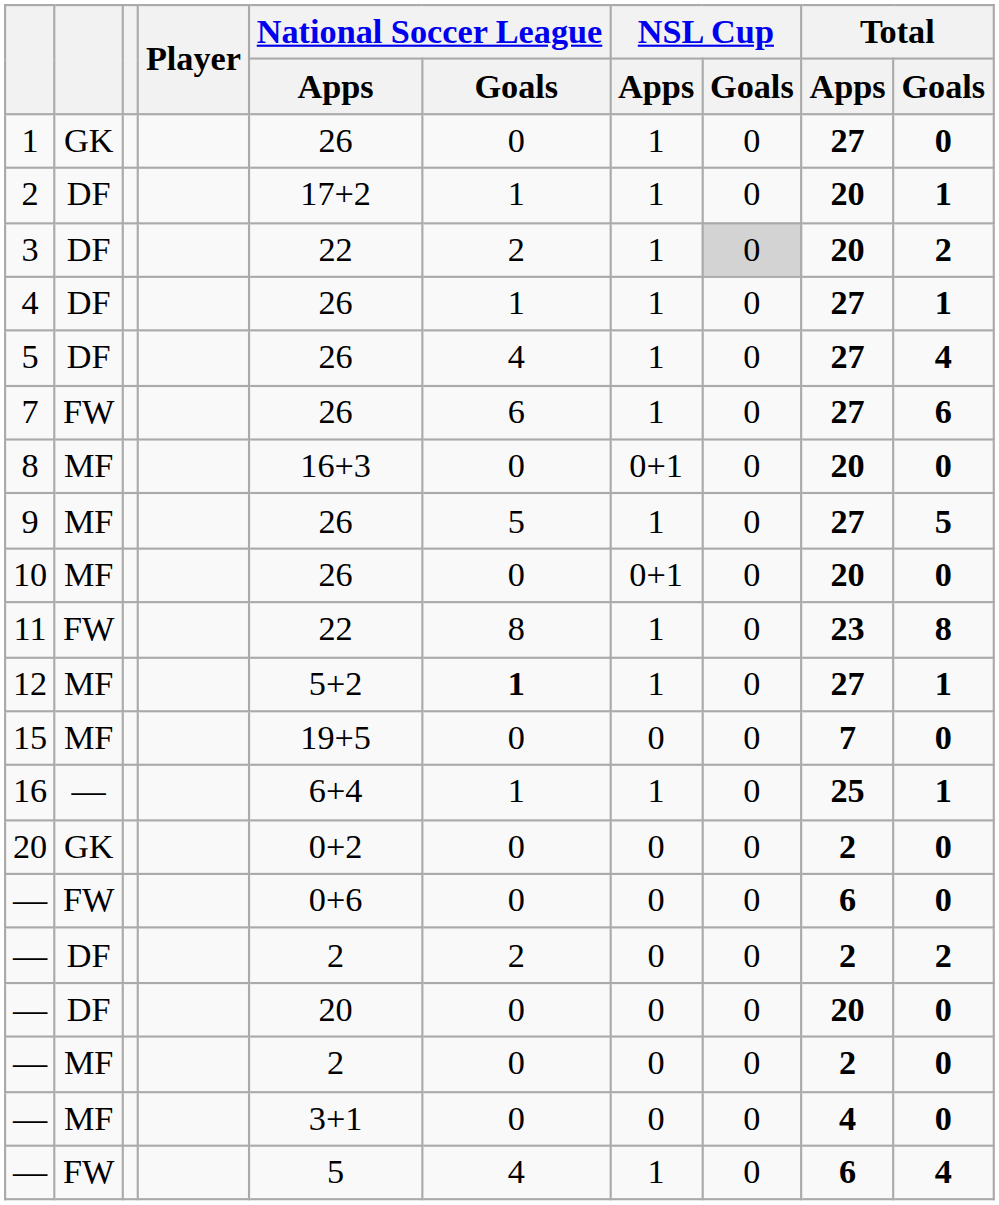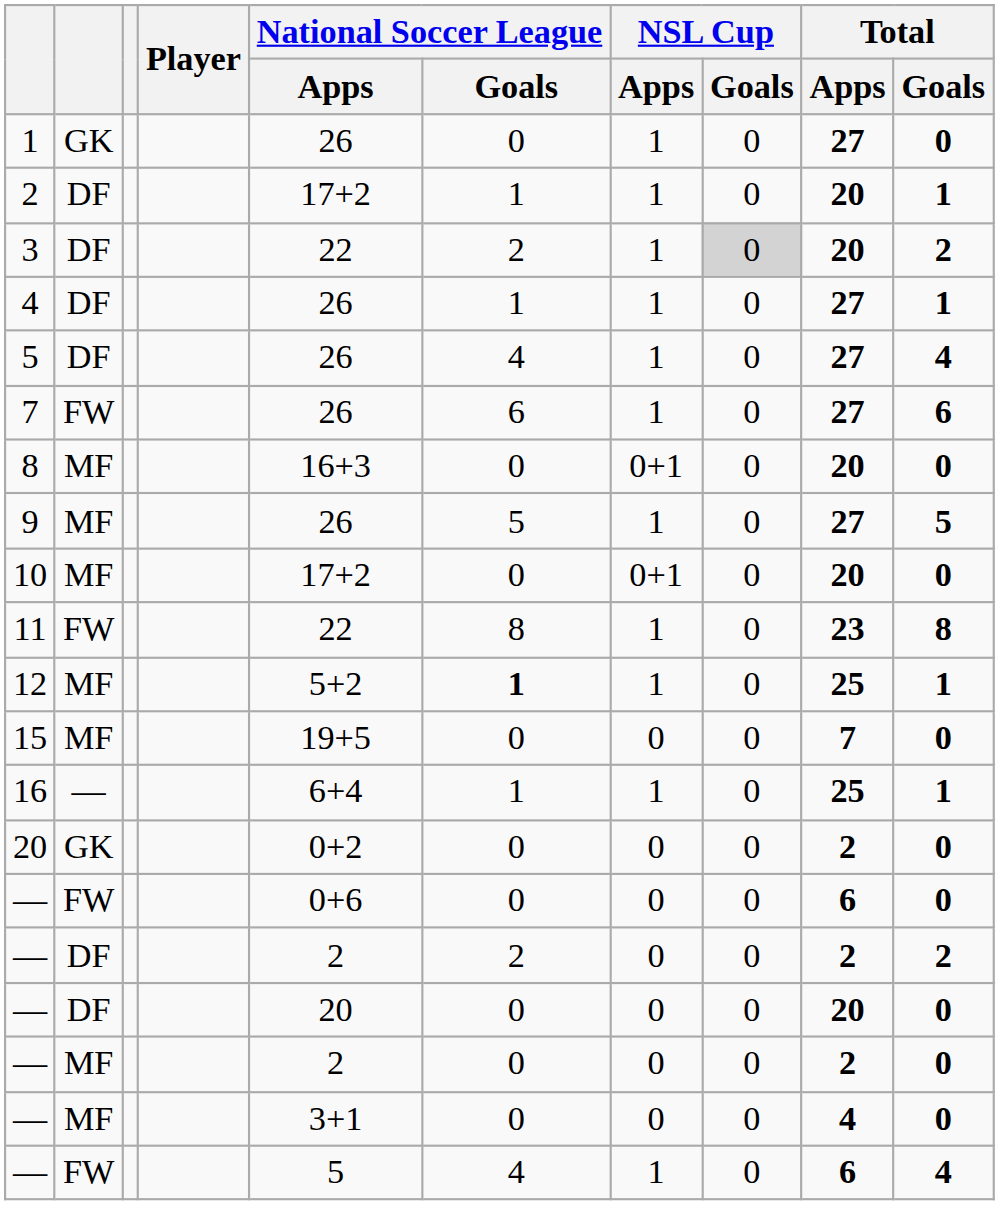(336, 574) 26 -> (336, 574) 17+2
(848, 683) 27 -> (848, 683) 25
